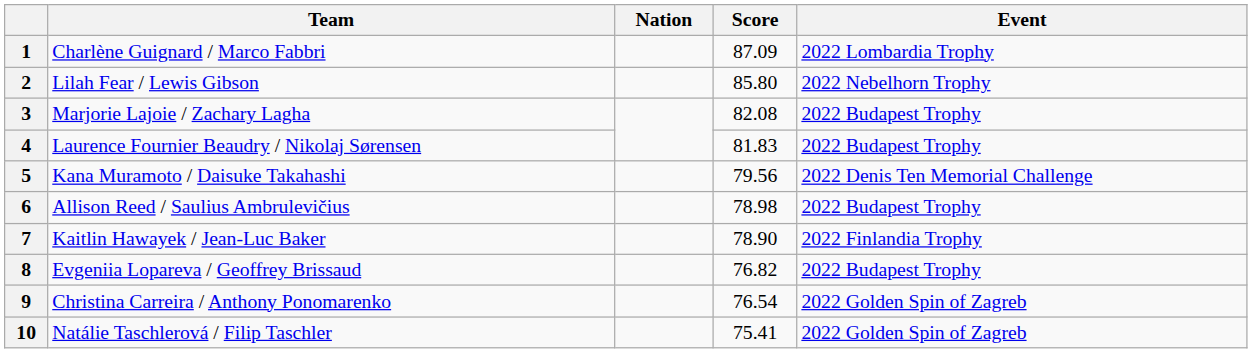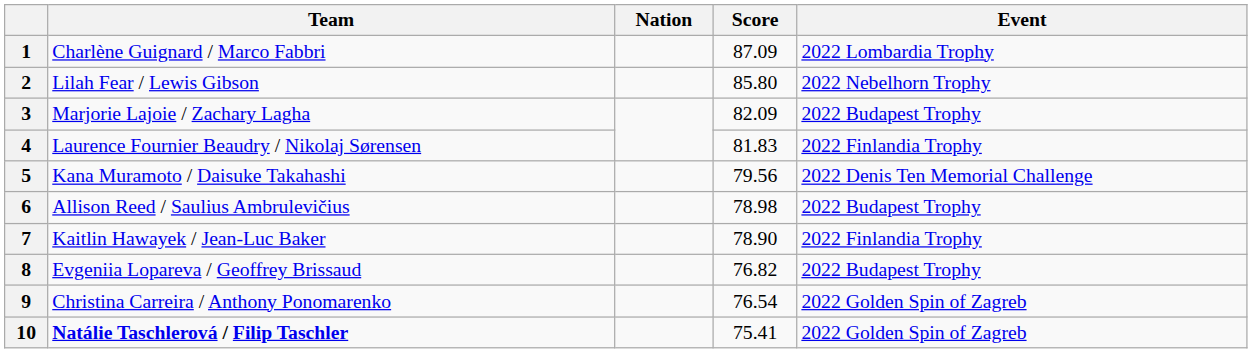(755, 113) 82.08 -> (755, 113) 82.09
(891, 144) 2022 Budapest Trophy -> (892, 144) 2022 Finlandia Trophy
(192, 332) normal -> (200, 332) bold
